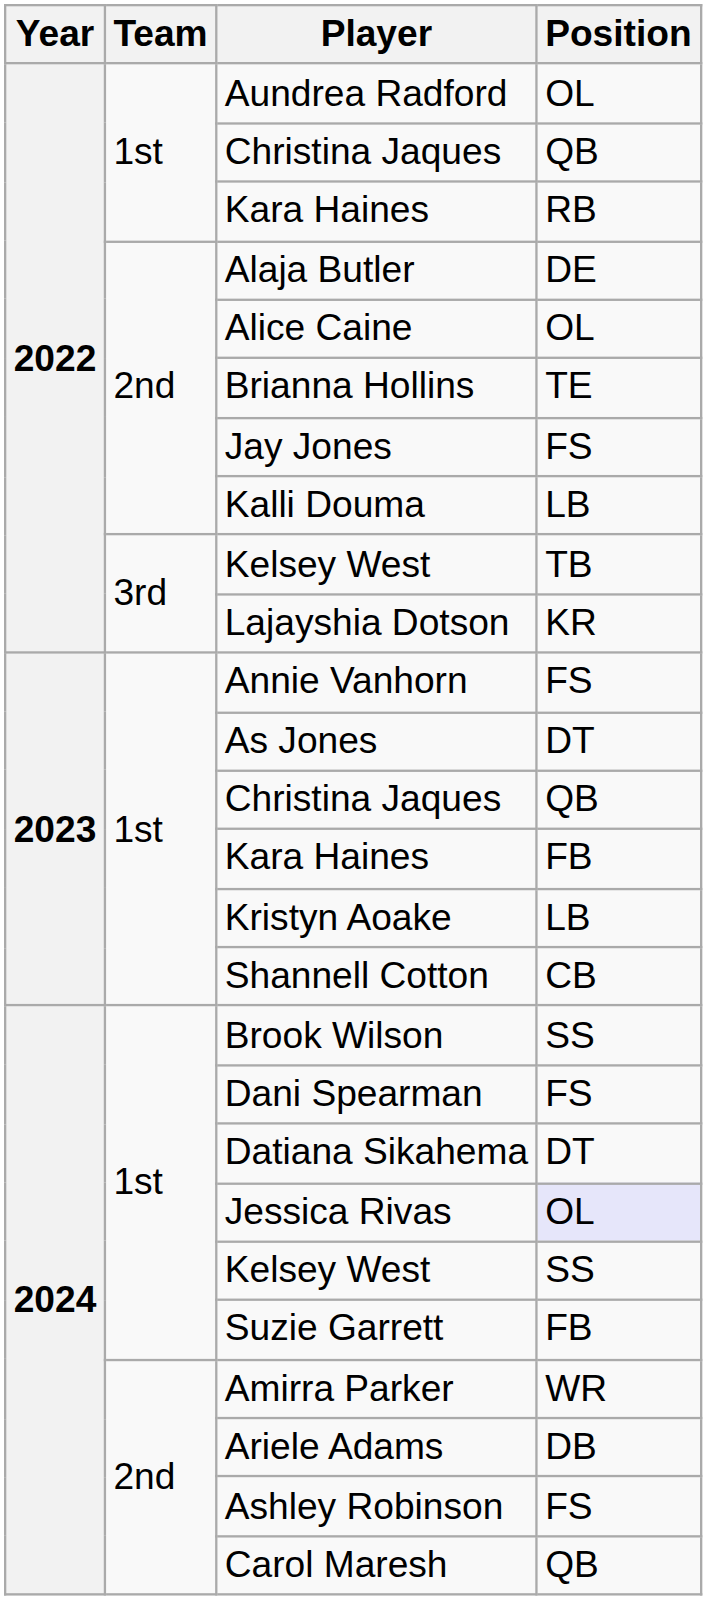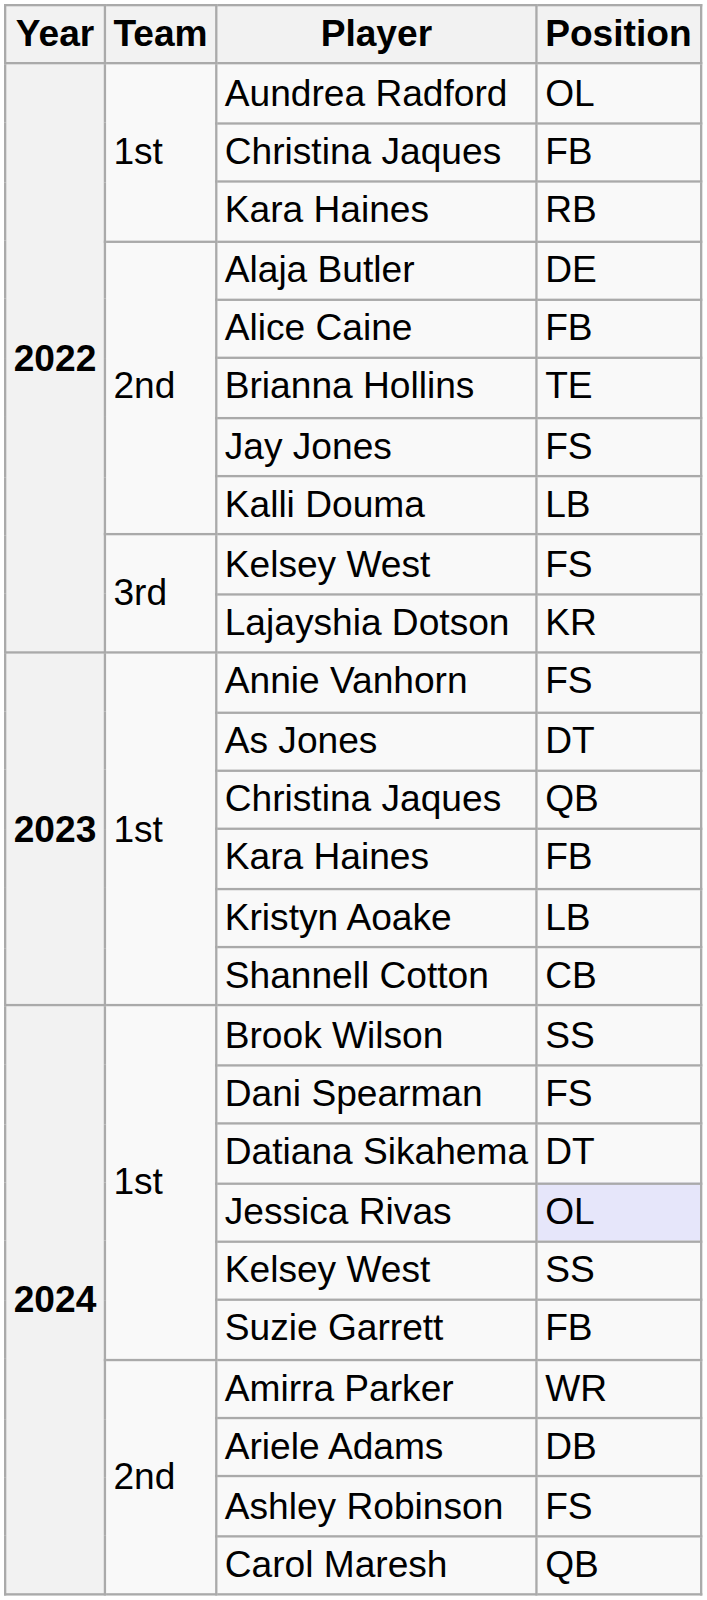(572, 151) QB -> (569, 151) FB
(570, 328) OL -> (569, 328) FB
(569, 563) TB -> (569, 563) FS
